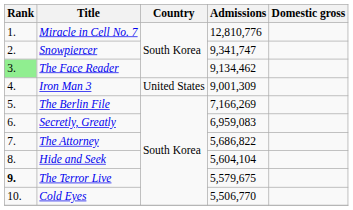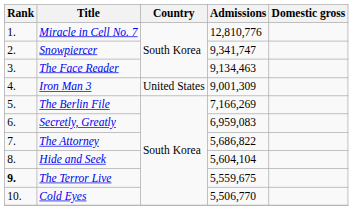(11, 68) lightgreen background -> (11, 68) no background
(233, 68) 9,134,462 -> (233, 68) 9,134,463
(233, 178) 5,579,675 -> (233, 178) 5,559,675
